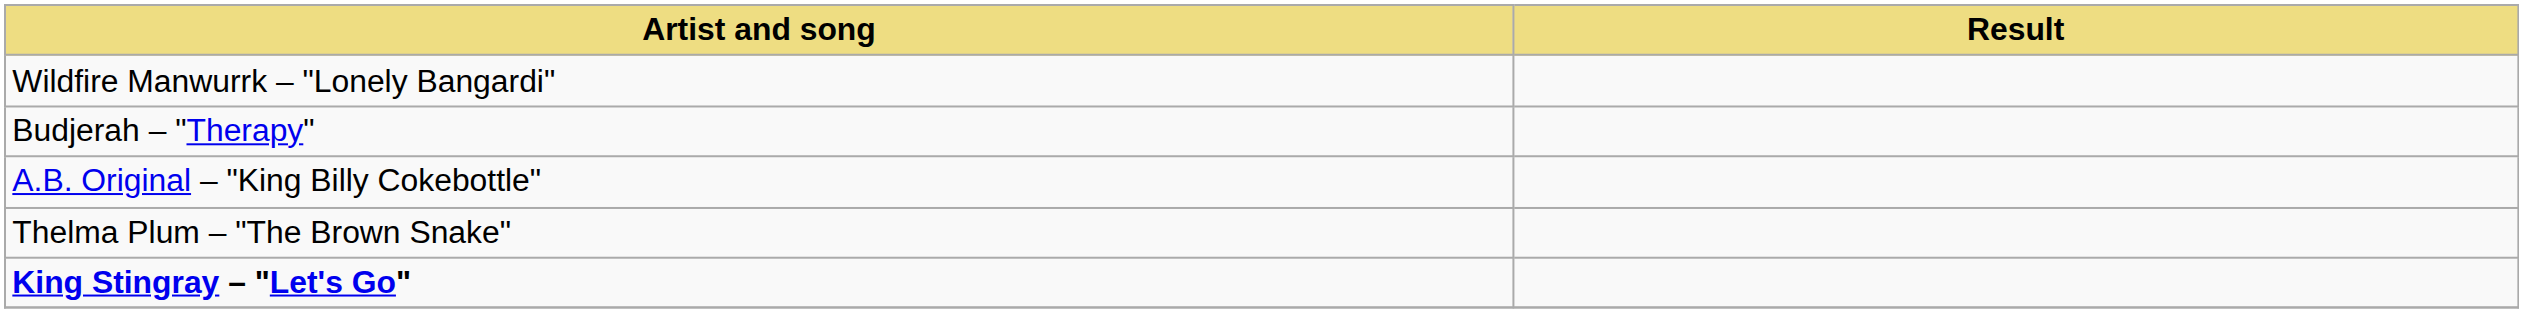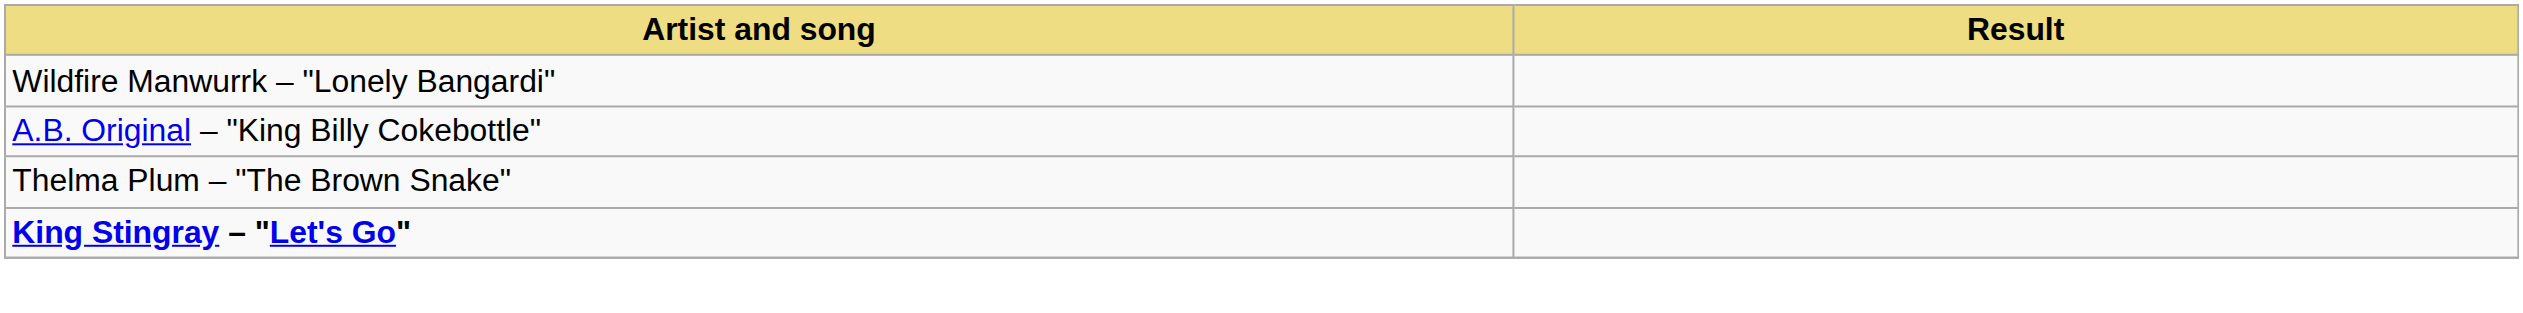- row: (163, 130)
